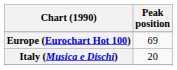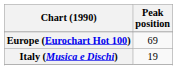(153, 56) 20 -> (153, 56) 19
